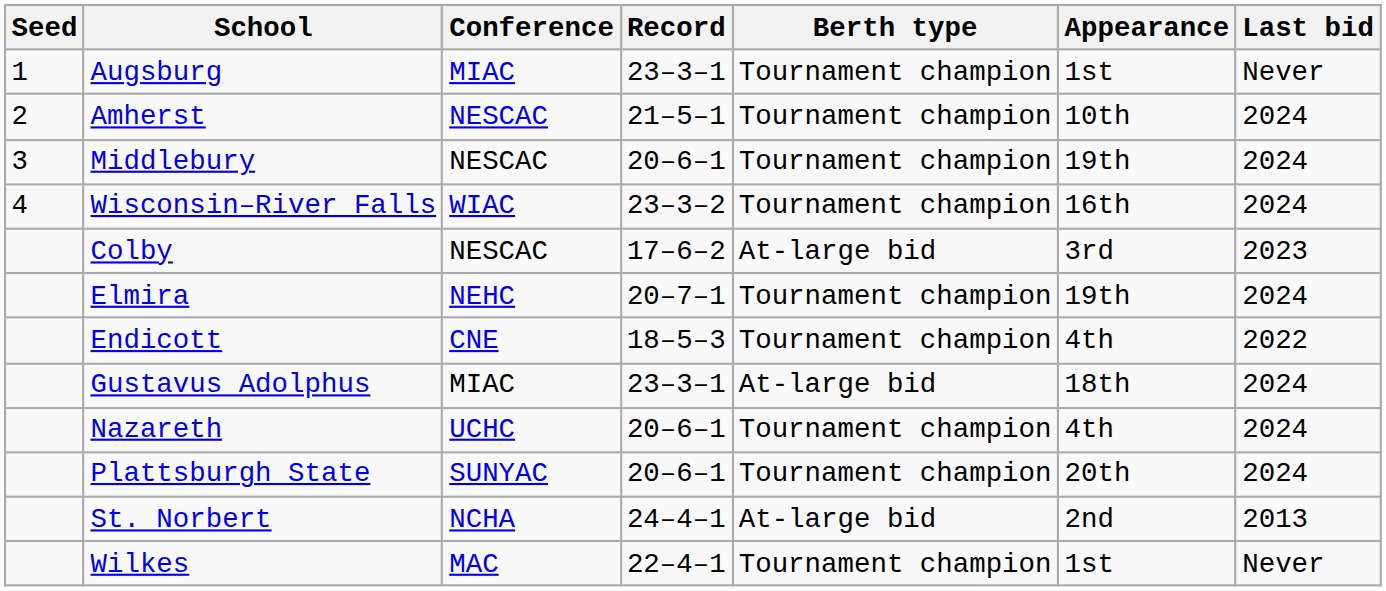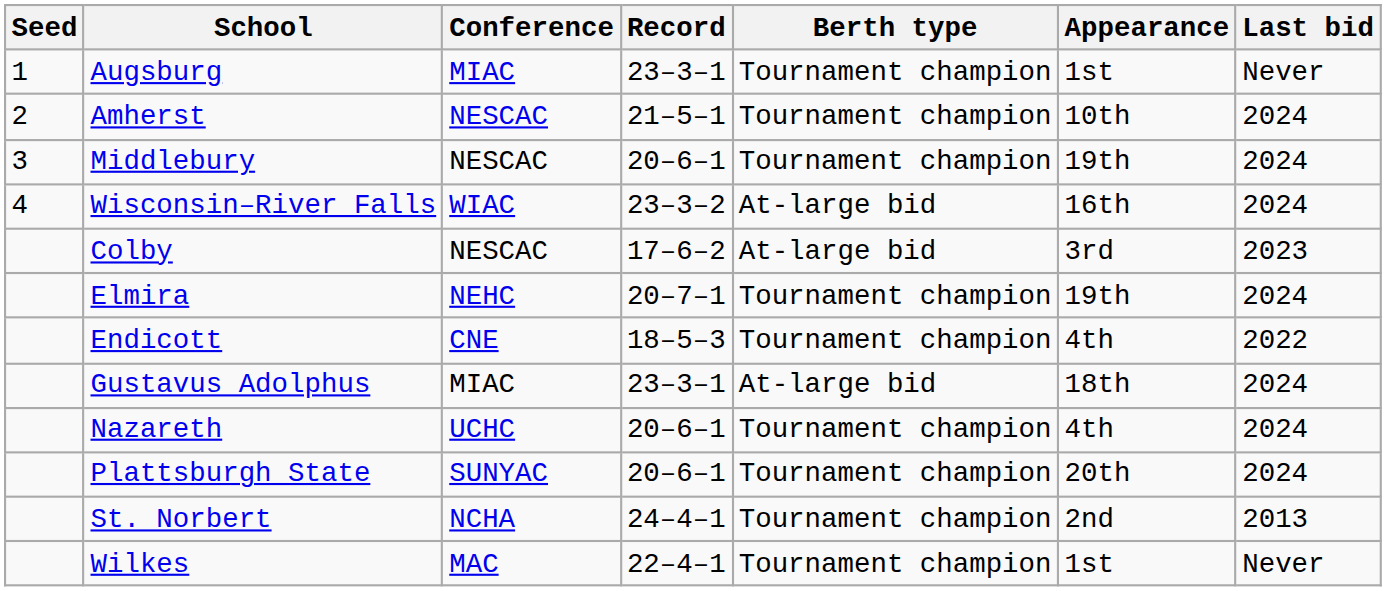(895, 206) Tournament champion -> (838, 206) At-large bid
(838, 519) At-large bid -> (895, 519) Tournament champion
